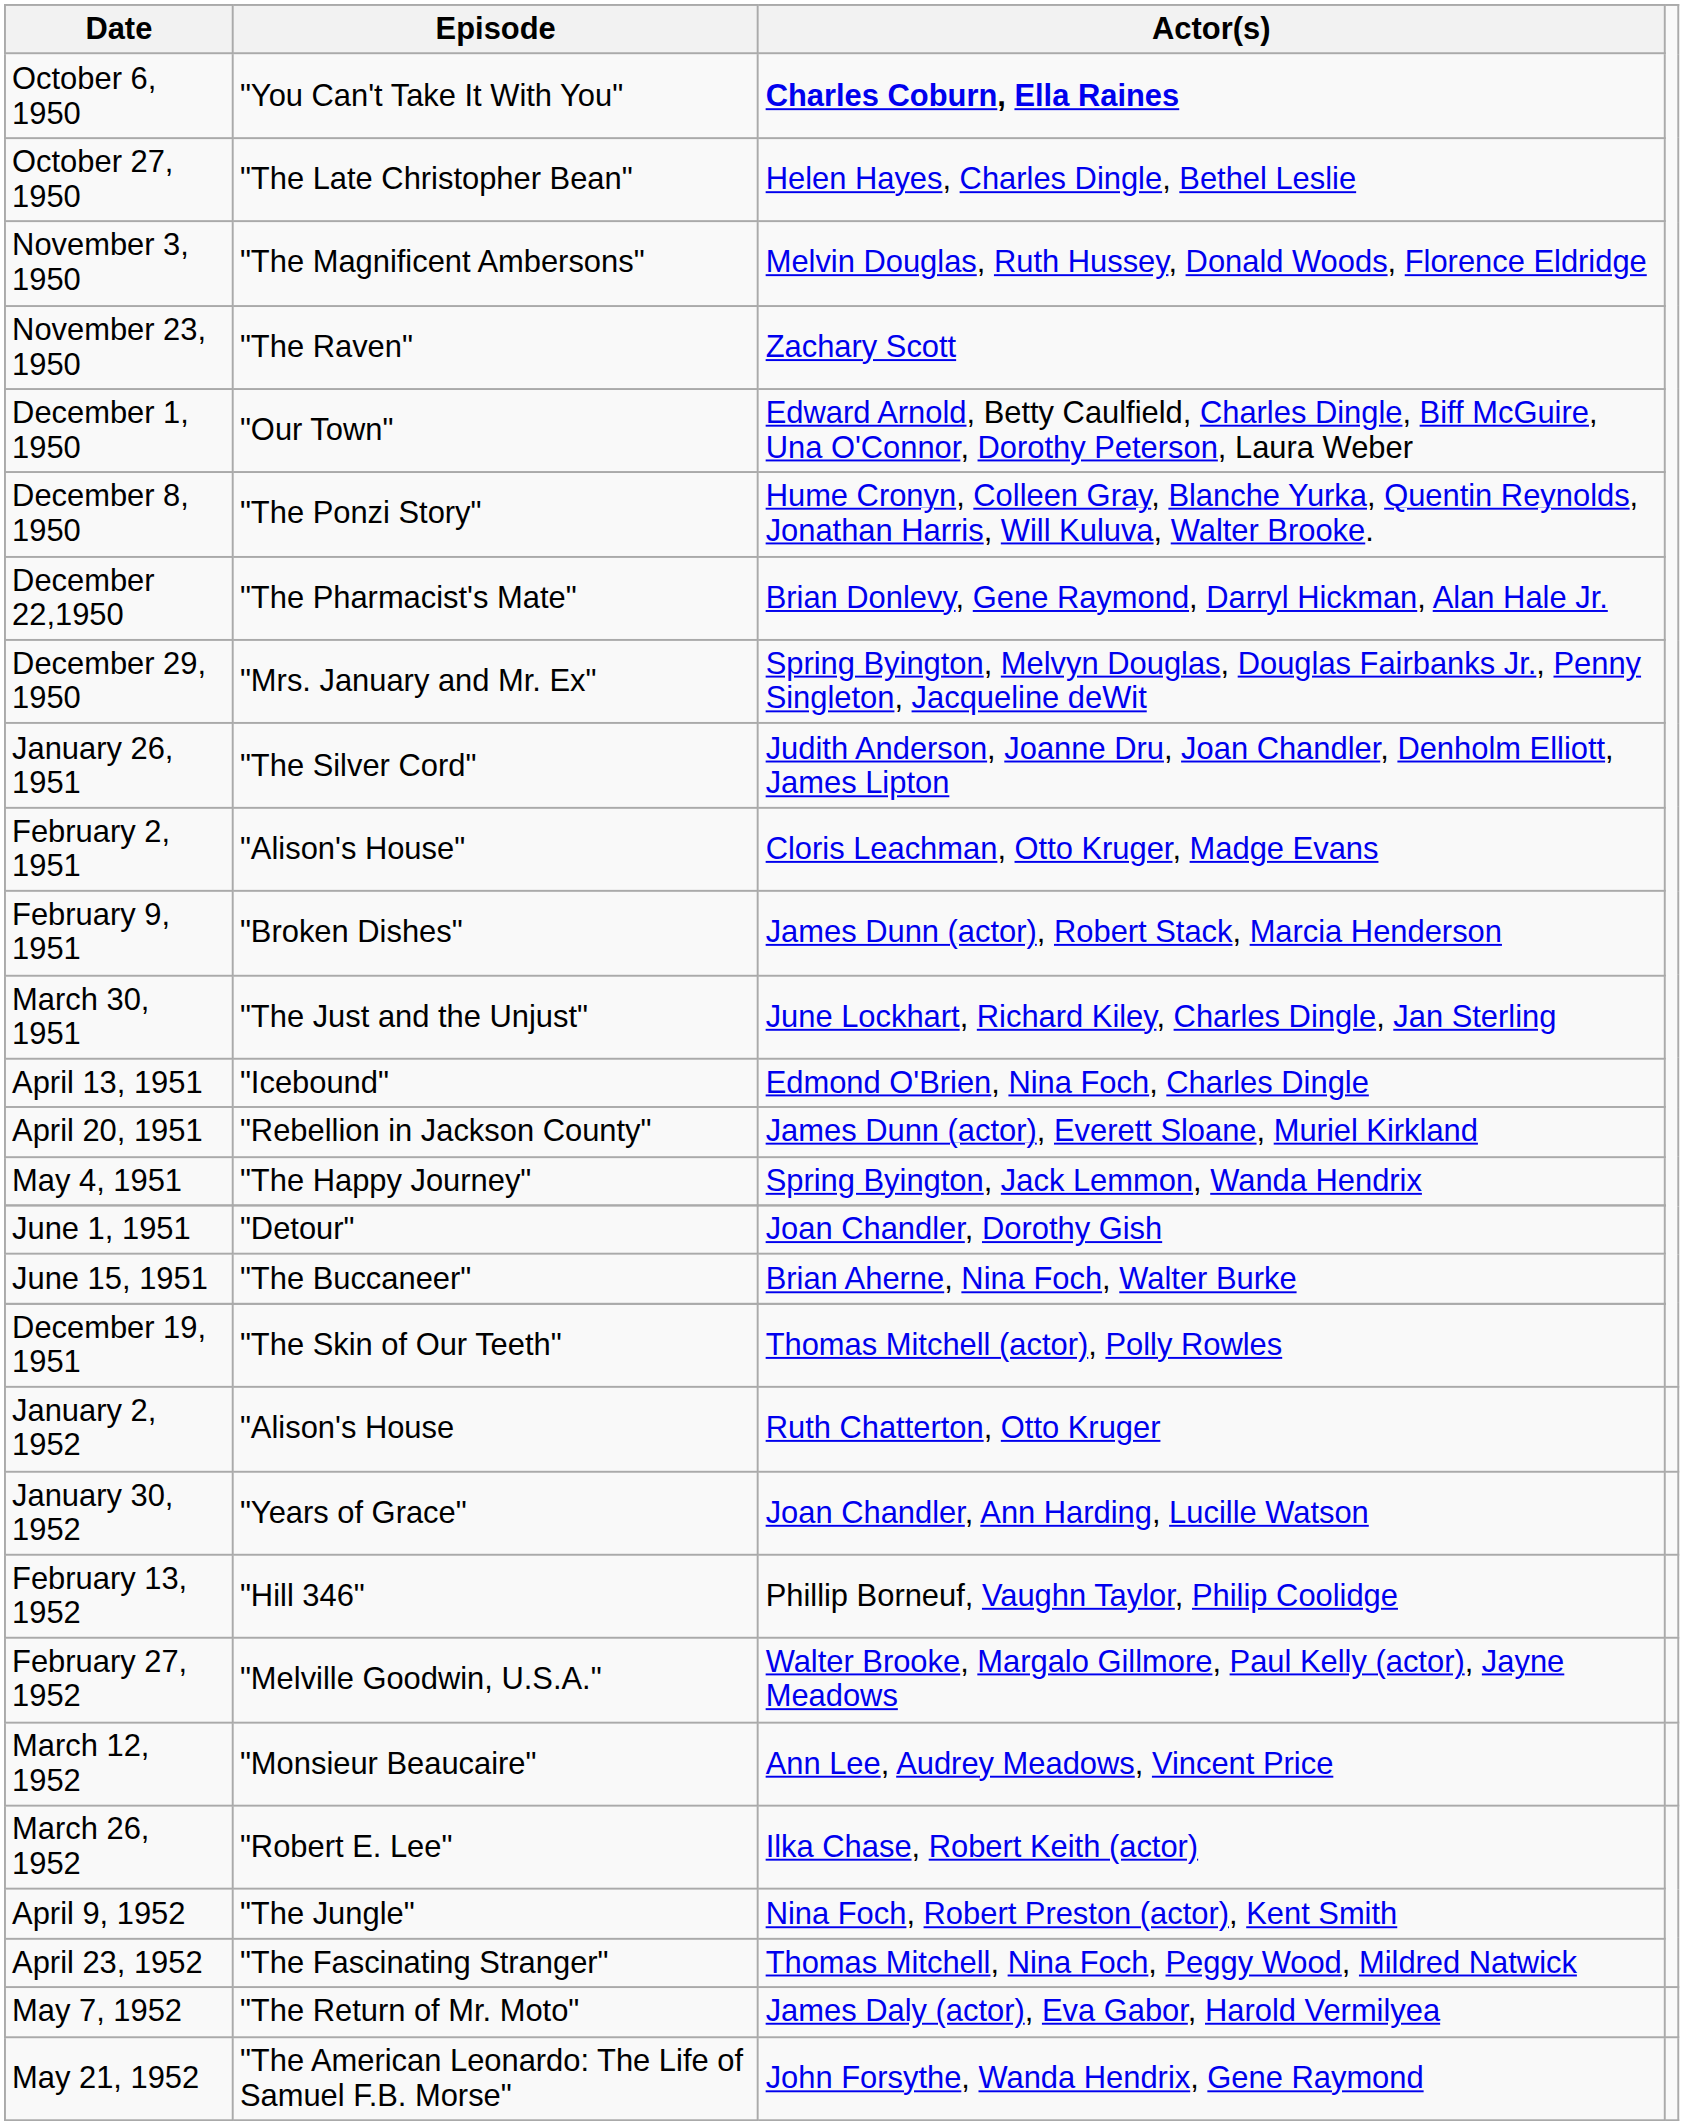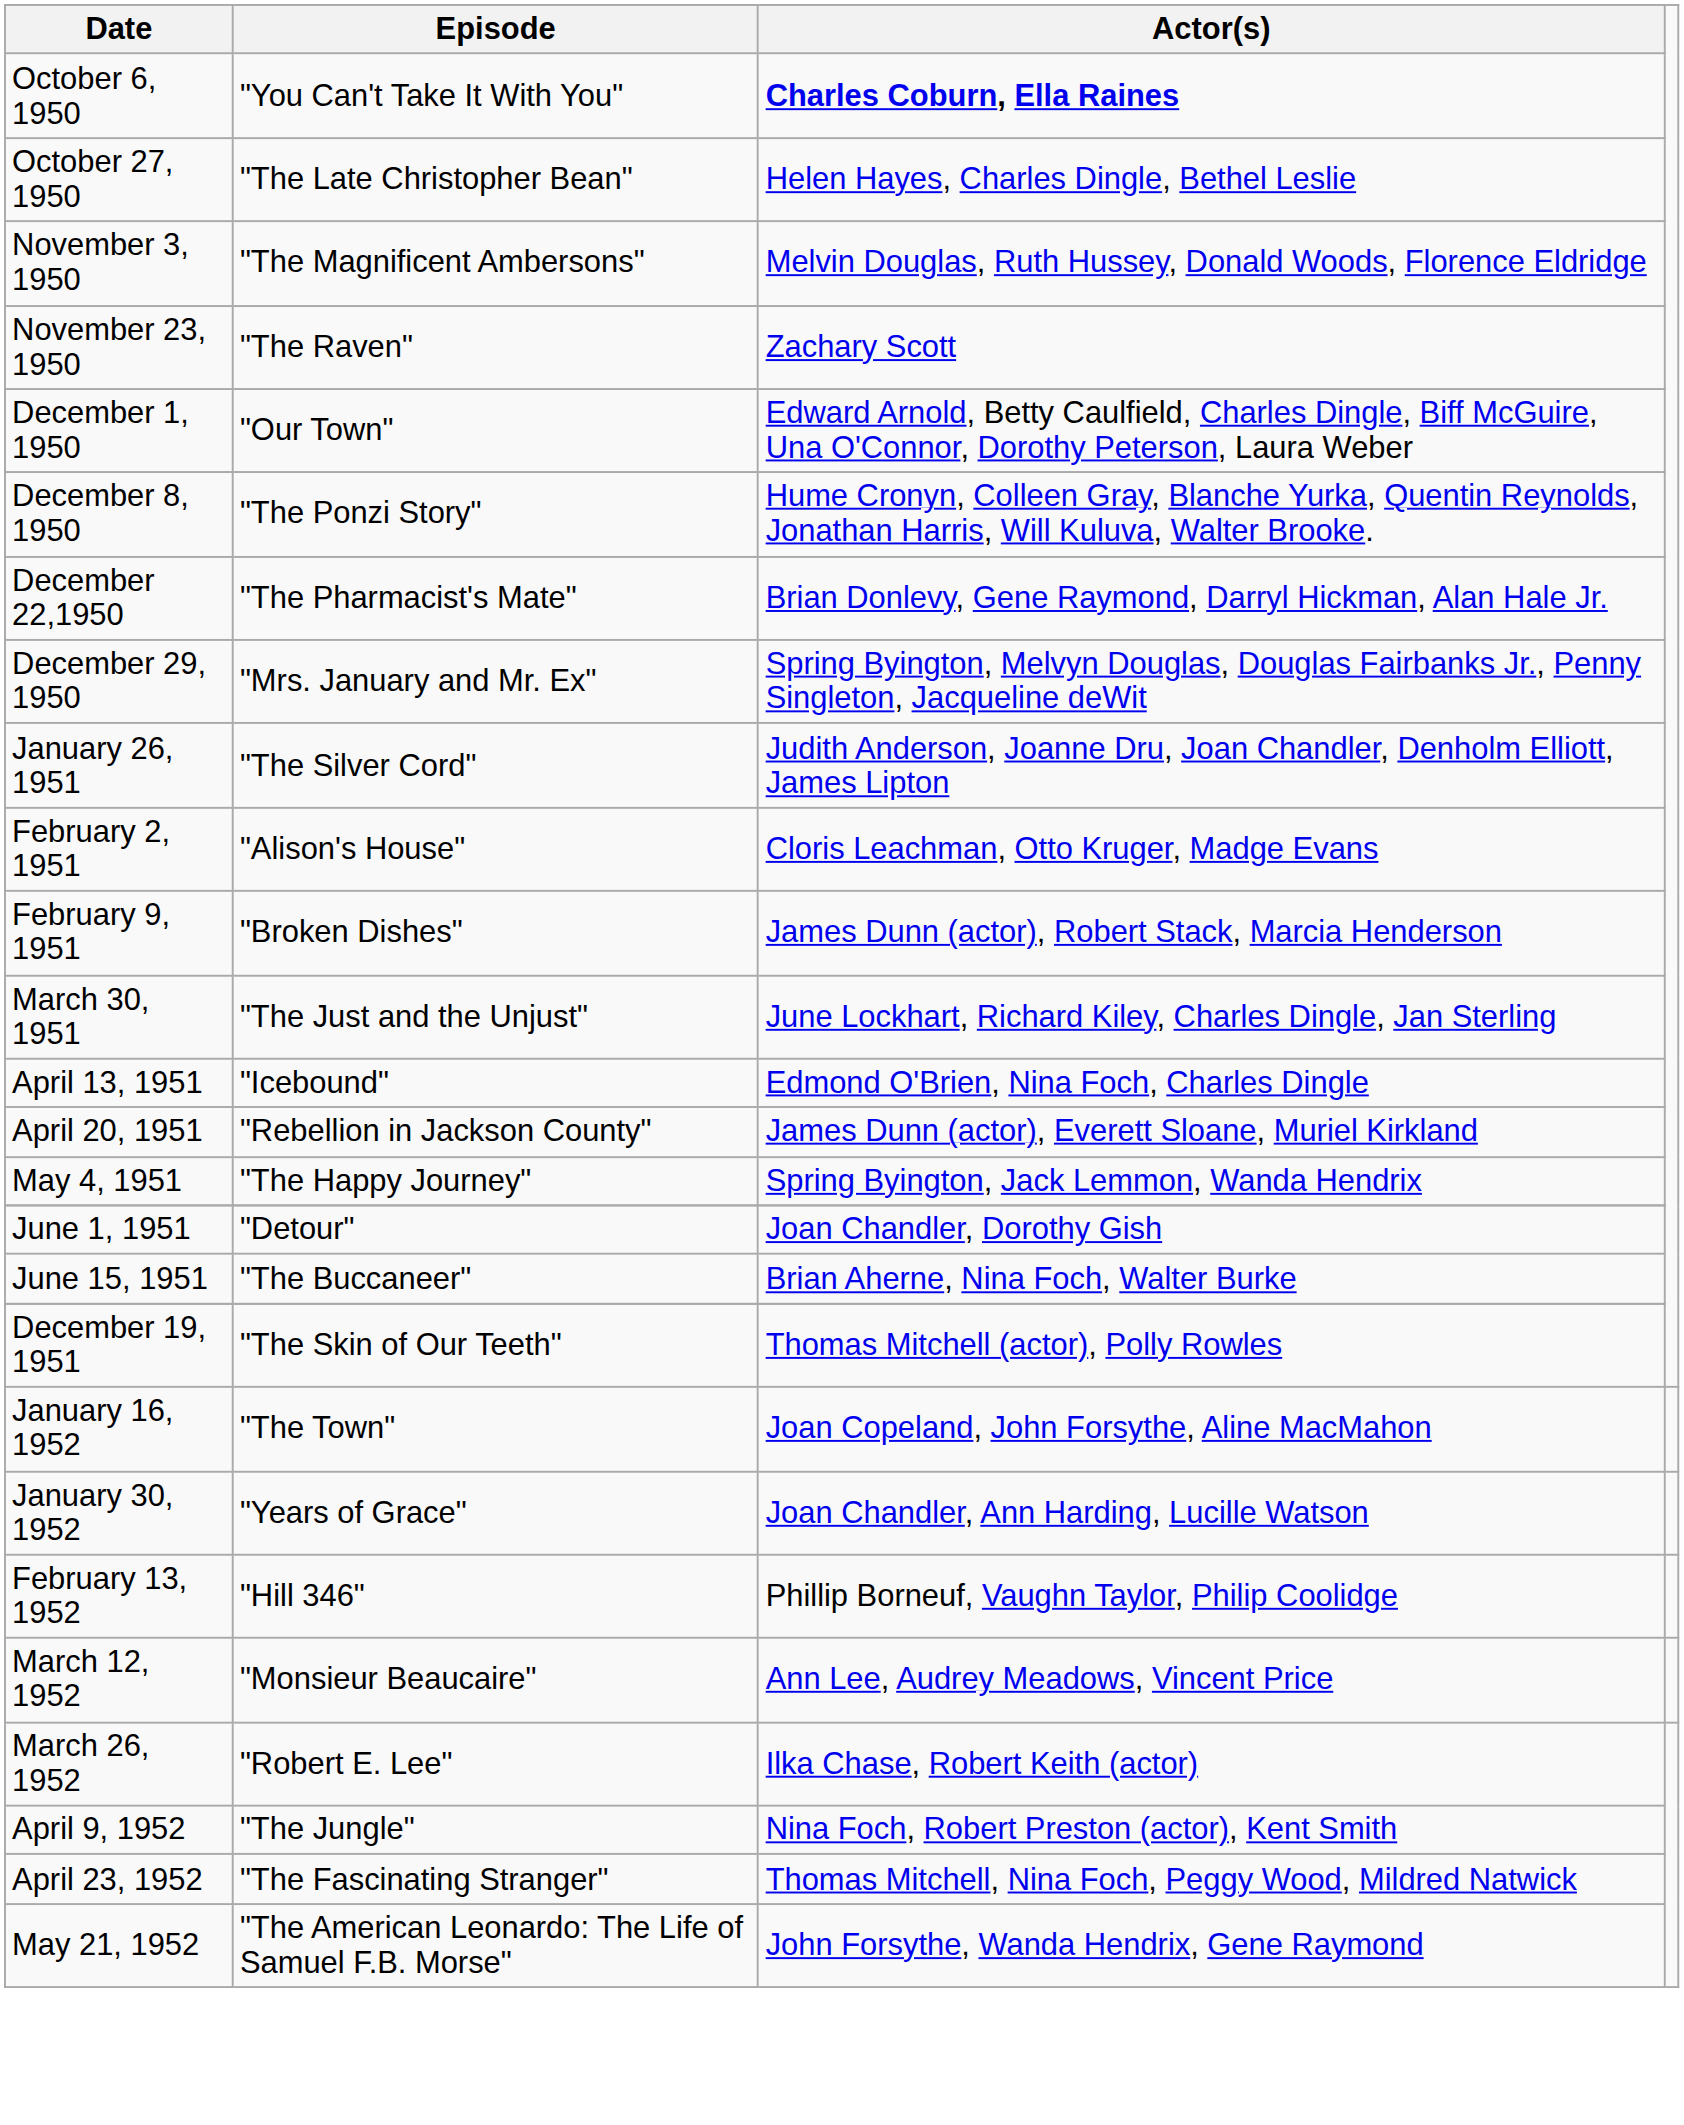- row: (84, 1428)
+ row: (93, 1428)
- row: (100, 1679)
- row: (97, 2011)
